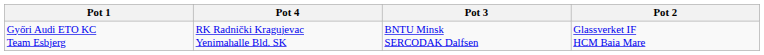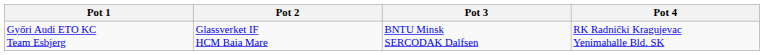columns swapped: (665, 13) <-> (288, 13)
